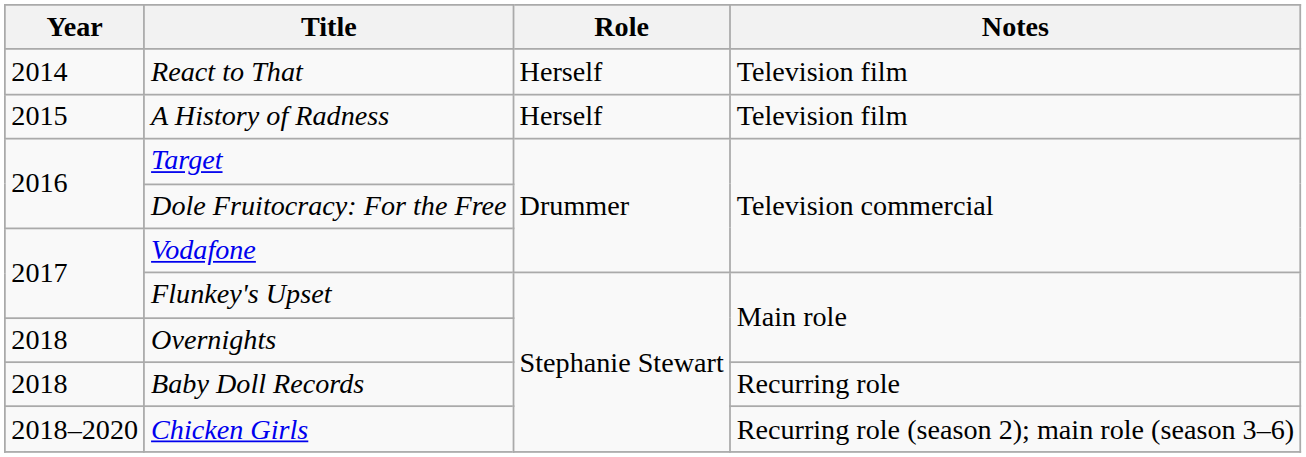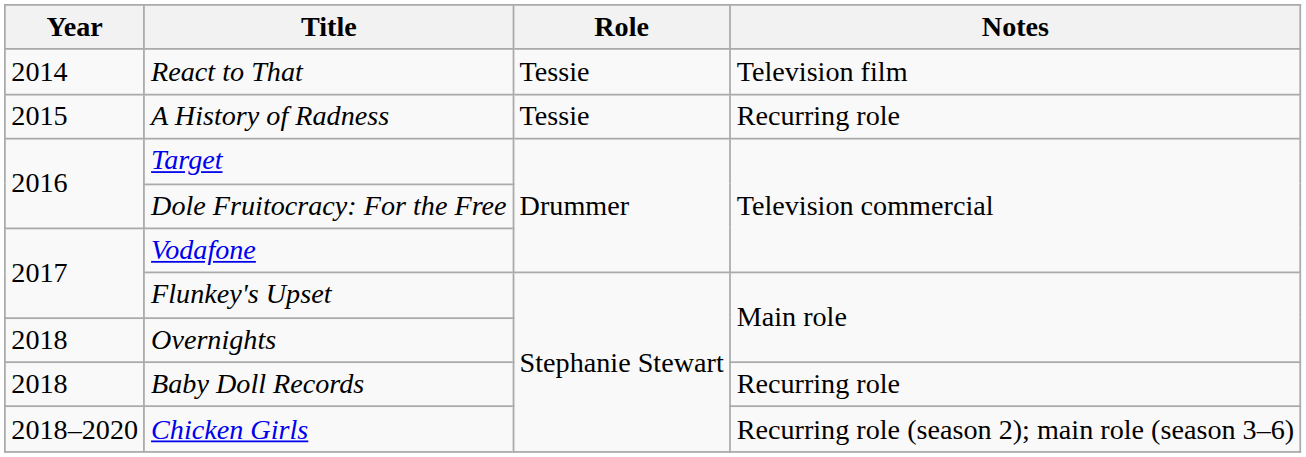(561, 71) Herself -> (555, 71) Tessie
(561, 116) Herself -> (555, 116) Tessie
(822, 116) Television film -> (818, 116) Recurring role
